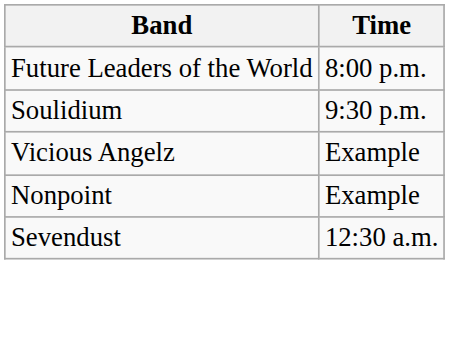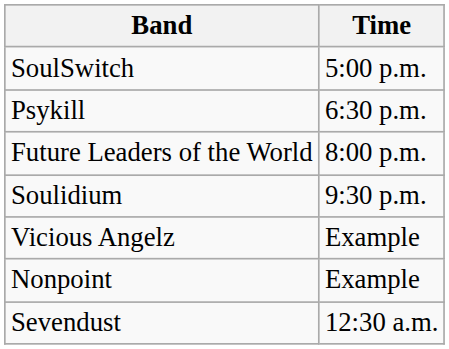+ row: (73, 68)
+ row: (48, 110)
